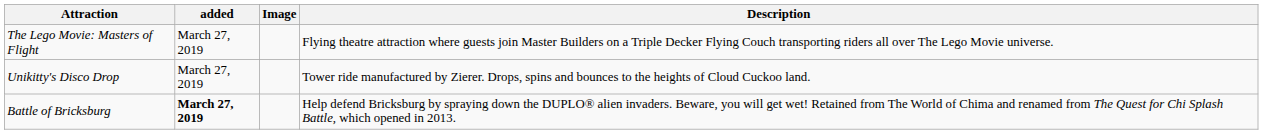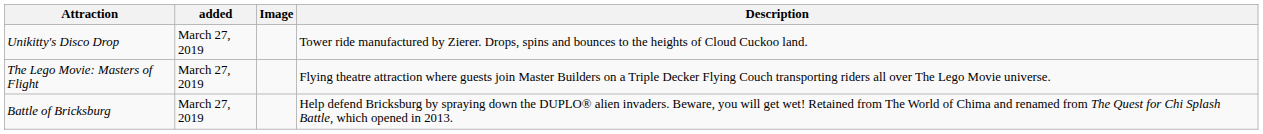rows swapped: (80, 42) <-> (63, 76)
(206, 111) bold -> (204, 111) normal
